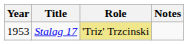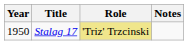(18, 31) 1953 -> (18, 31) 1950
